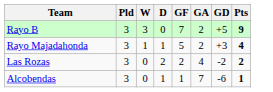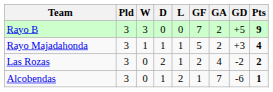+ column: (181, 12)
